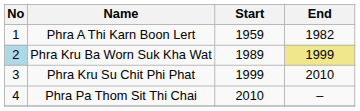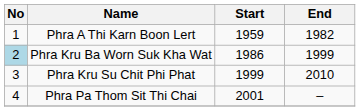(250, 55) 1989 -> (250, 55) 1986
(320, 55) khaki background -> (320, 55) no background
(250, 95) 2010 -> (250, 95) 2001
